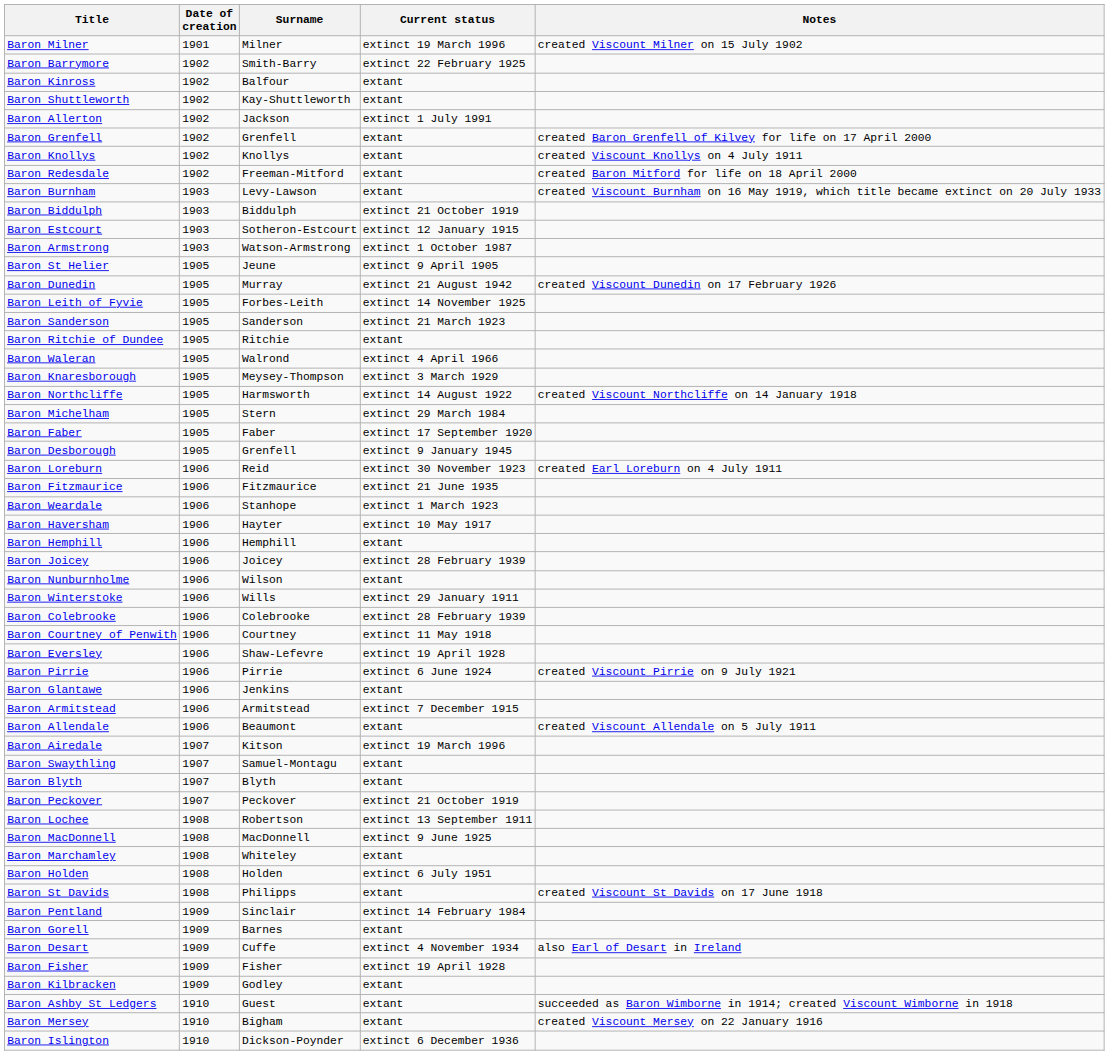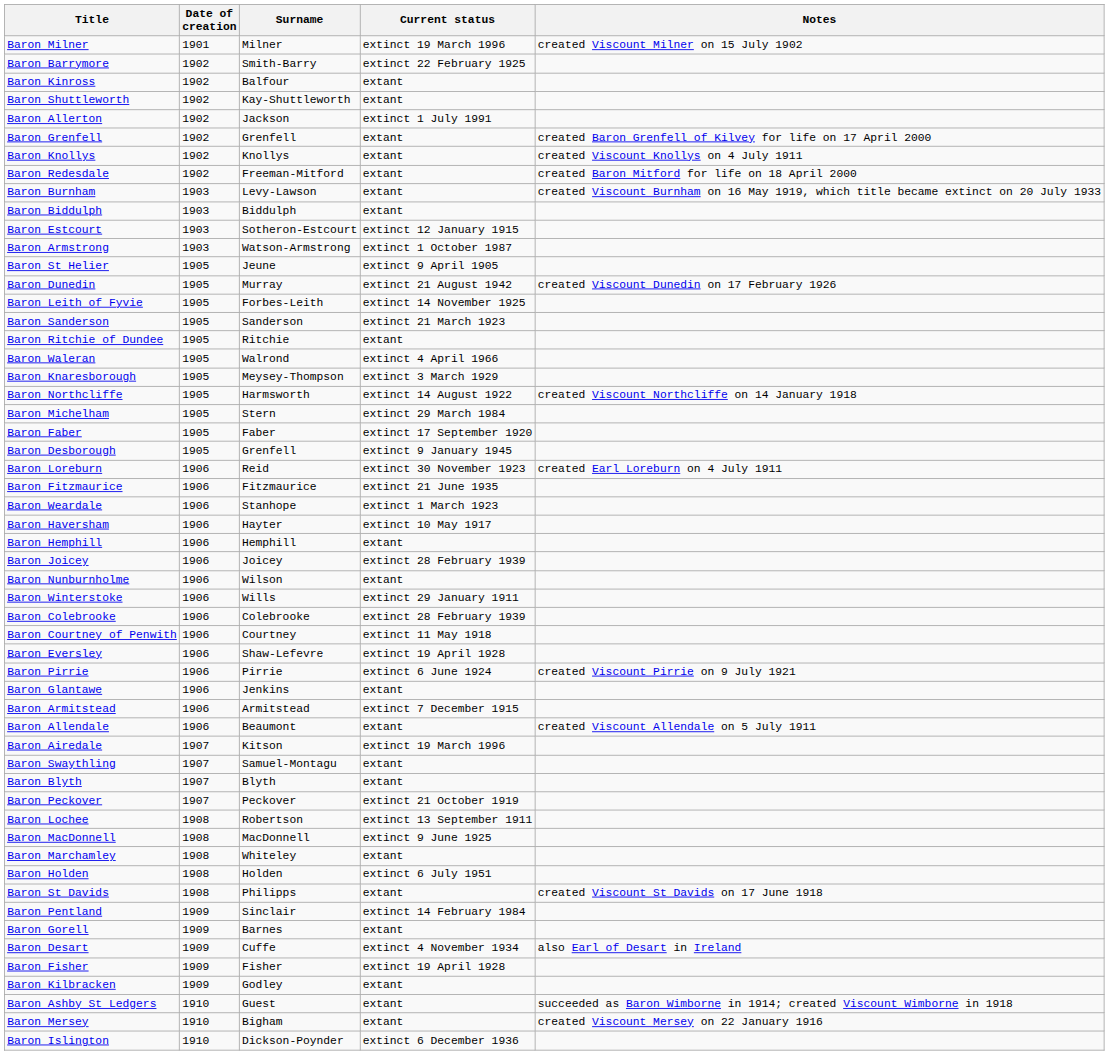(441, 211) extinct 21 October 1919 -> (383, 211) extant
